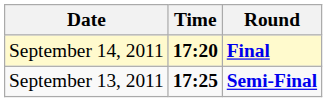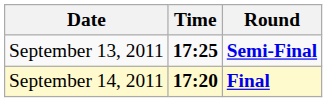rows swapped: (86, 81) <-> (86, 50)
